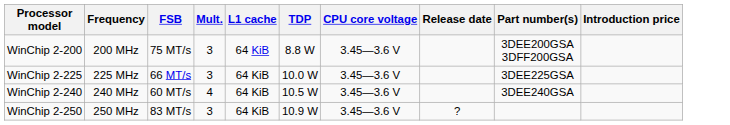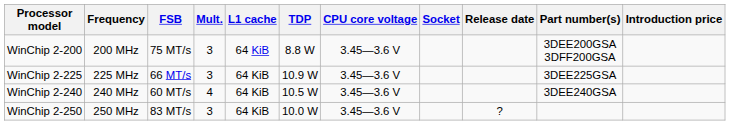+ column: (441, 19)
(300, 75) 10.0 W -> (300, 75) 10.9 W
(300, 111) 10.9 W -> (300, 111) 10.0 W
